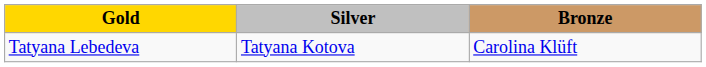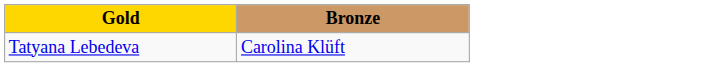- column: (353, 18)
